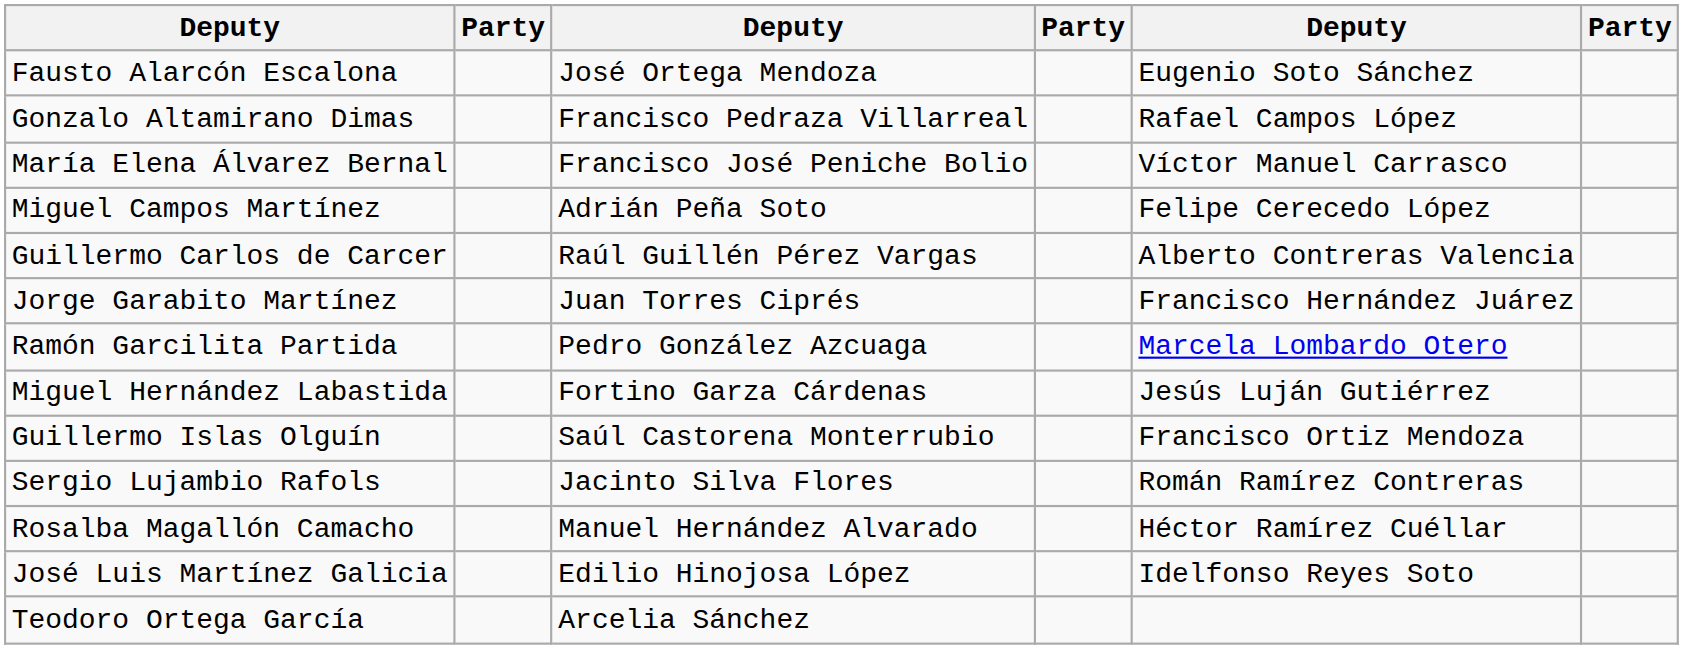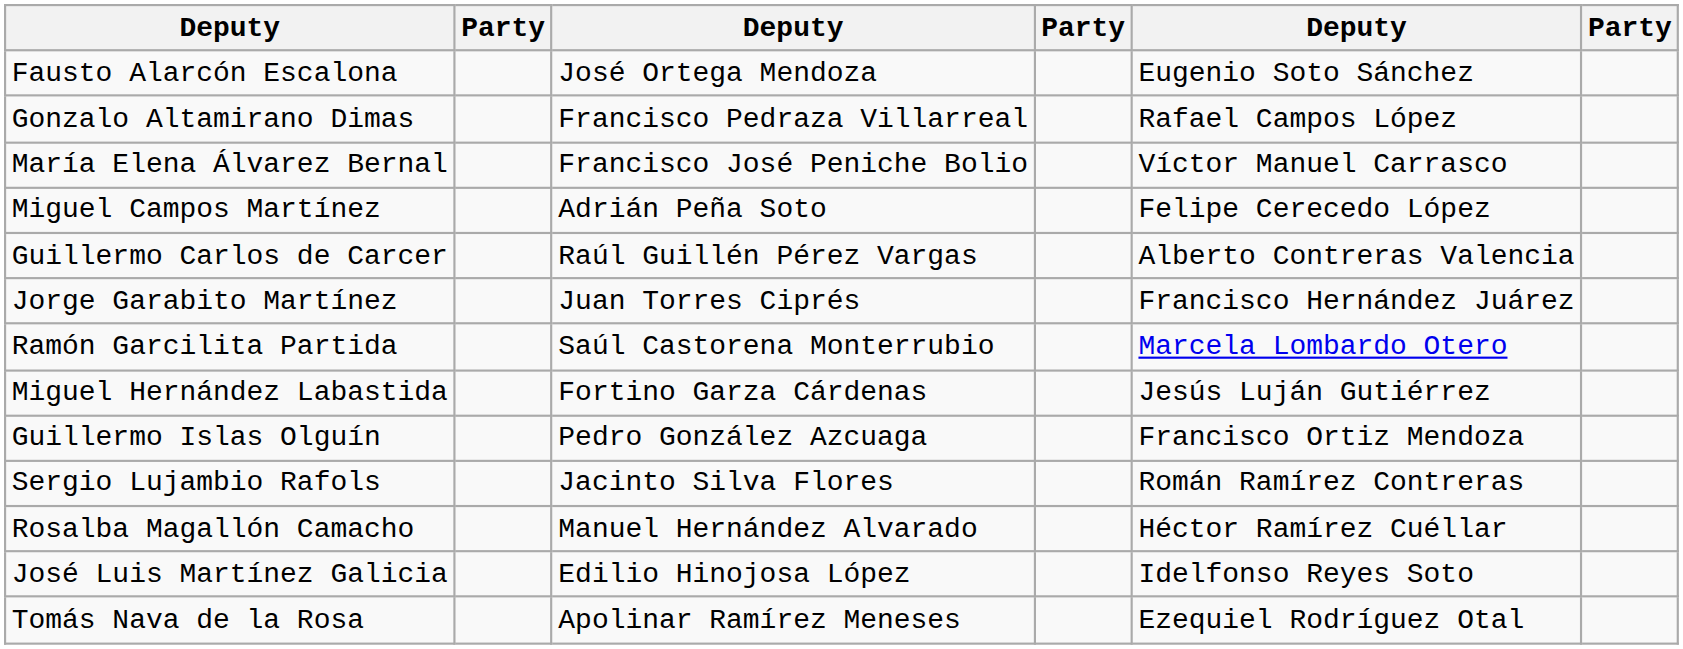(743, 347) Pedro González Azcuaga -> (776, 347) Saúl Castorena Monterrubio
(776, 438) Saúl Castorena Monterrubio -> (743, 438) Pedro González Azcuaga
+ row: (188, 620)
- row: (188, 620)
